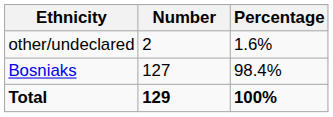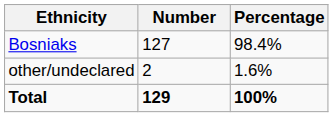rows swapped: (42, 71) <-> (71, 44)
